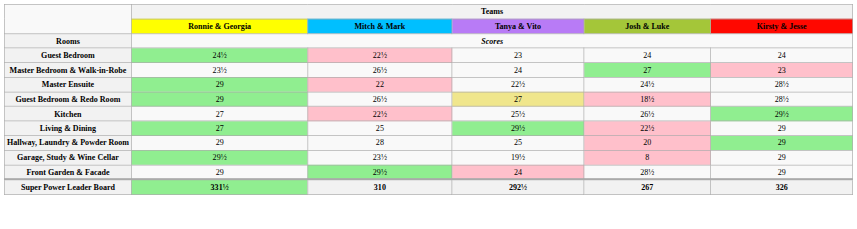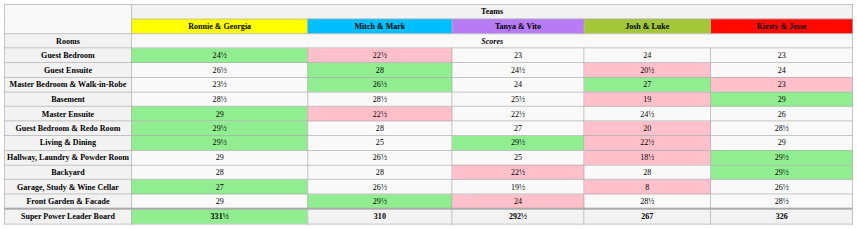(782, 55) 24 -> (782, 55) 23
+ row: (68, 70)
(380, 70) no background -> (380, 85) lightgreen background
+ row: (68, 99)
(380, 85) 22 -> (380, 114) 22½
(782, 85) 28½ -> (782, 114) 26
(220, 99) 29 -> (220, 128) 29½
(380, 99) 26½ -> (380, 128) 28
(518, 99) khaki background -> (518, 128) no background
(647, 99) 18½ -> (647, 128) 20
- row: (68, 114)
(220, 128) 27 -> (220, 143) 29½
(380, 143) 28 -> (380, 158) 26½
(647, 143) 20 -> (647, 158) 18½
(782, 143) 29 -> (782, 158) 29½
+ row: (68, 172)
(220, 158) 29½ -> (220, 187) 27
(380, 158) 23½ -> (380, 187) 26½
(782, 158) 29 -> (782, 187) 26½
(782, 172) 29 -> (782, 201) 28½
